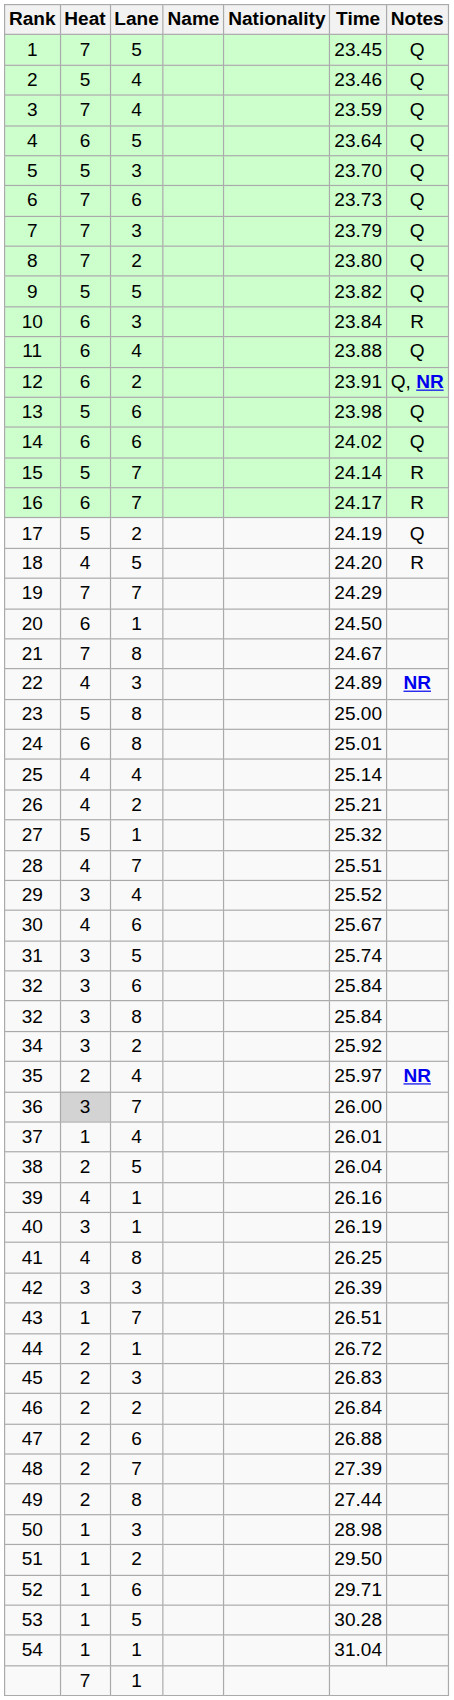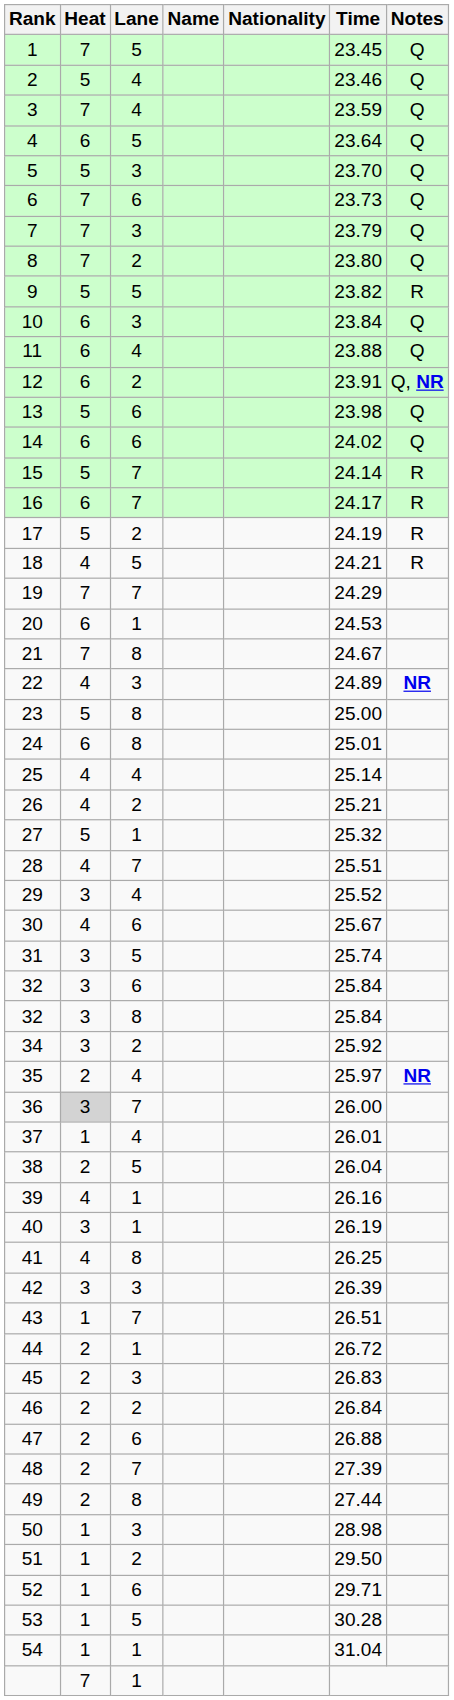(417, 291) Q -> (417, 291) R
(417, 321) R -> (417, 321) Q
(417, 532) Q -> (417, 532) R
(358, 563) 24.20 -> (358, 563) 24.21
(358, 623) 24.50 -> (358, 623) 24.53
